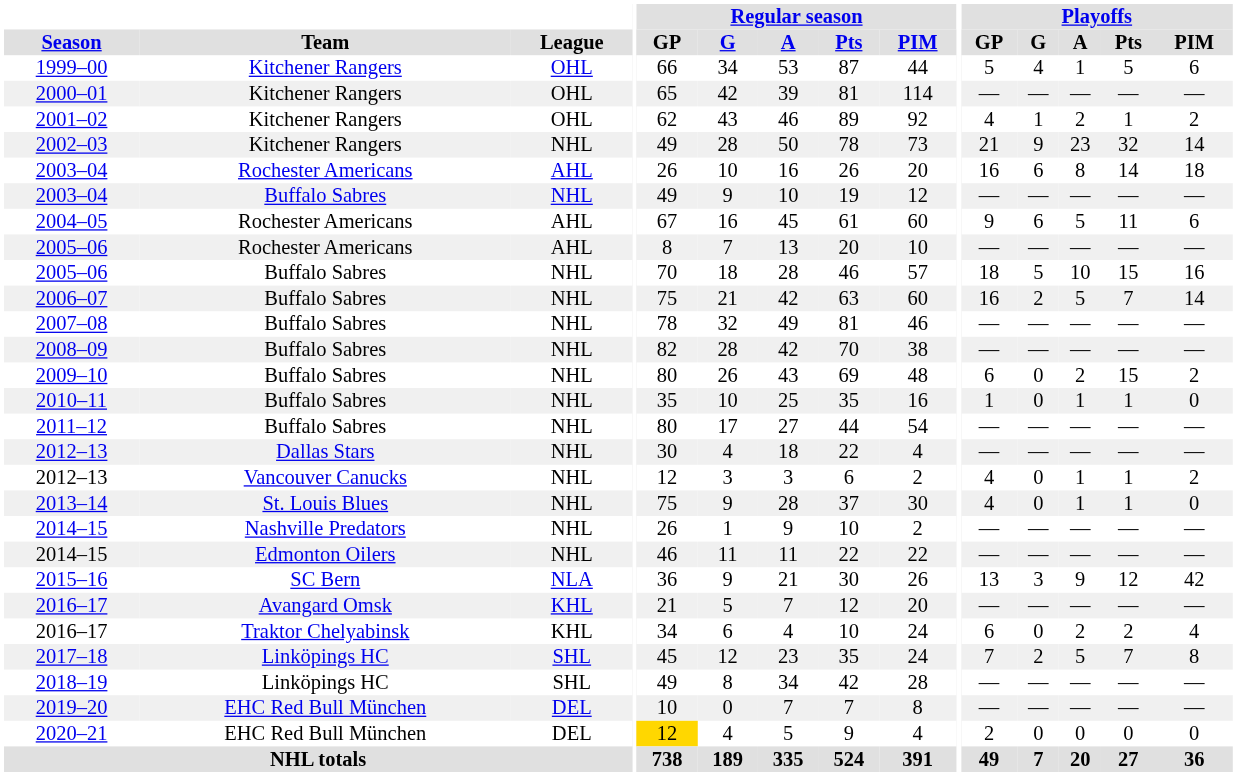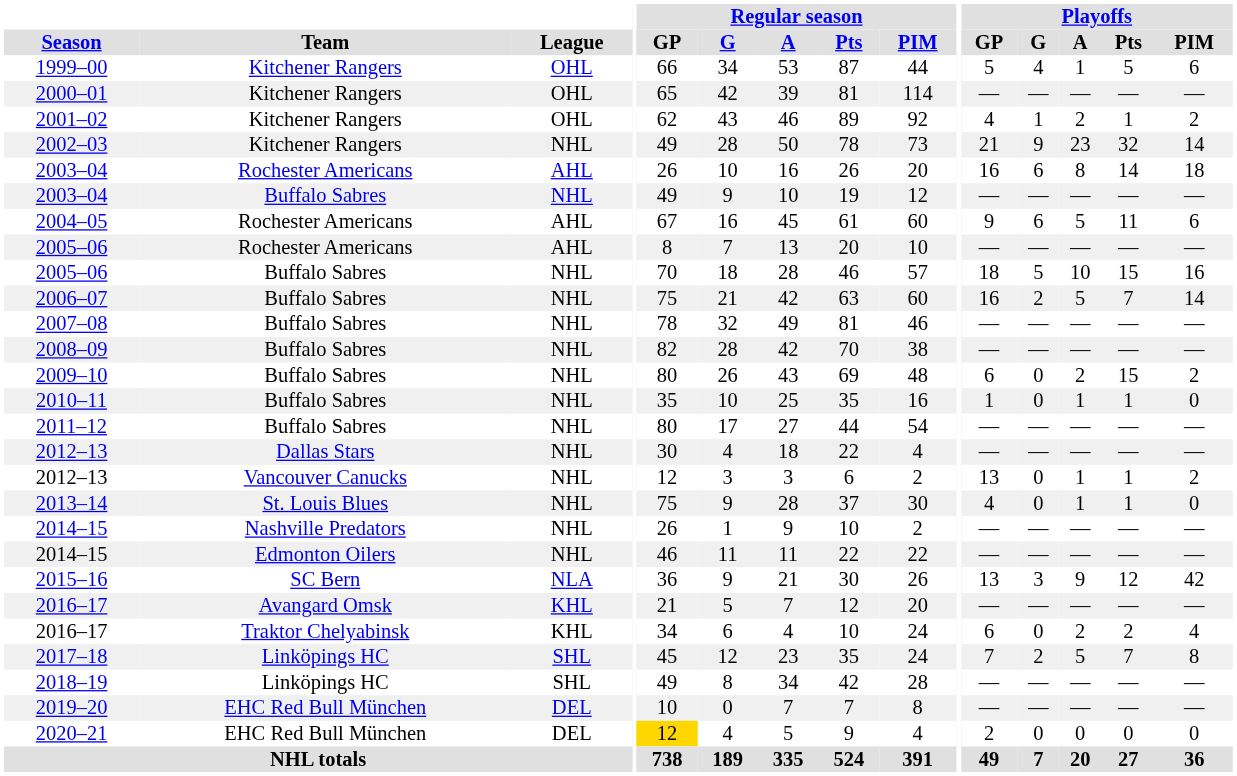(989, 477) 4 -> (989, 477) 13
